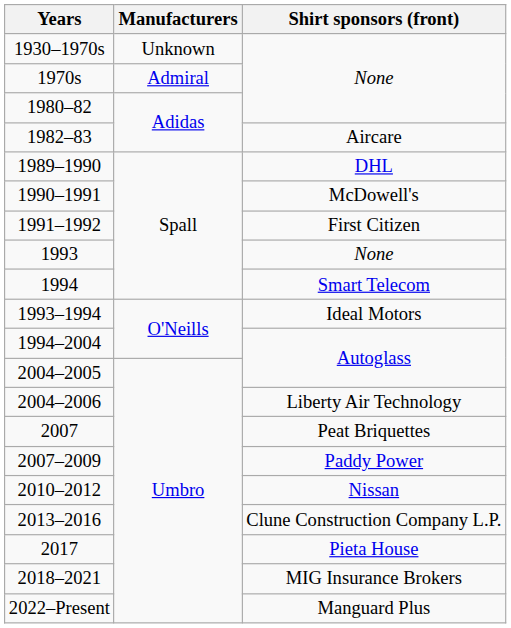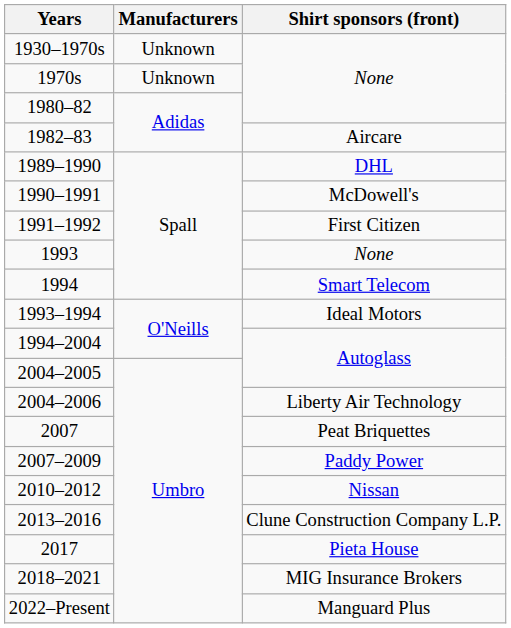(178, 78) Admiral -> (178, 78) Unknown
